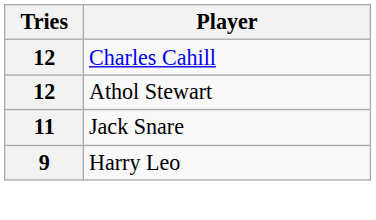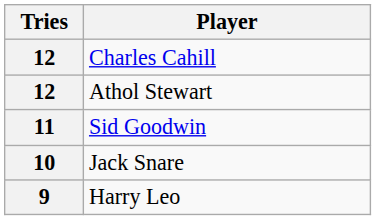+ row: (148, 127)
(44, 127) 11 -> (44, 162) 10
